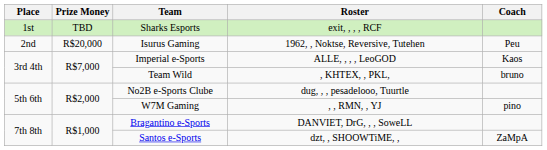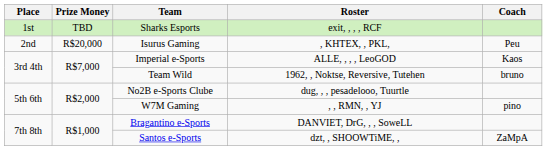(355, 43) 1962, , Noktse, Reversive, Tutehen -> (355, 43) , KHTEX, , PKL,
(355, 75) , KHTEX, , PKL, -> (355, 75) 1962, , Noktse, Reversive, Tutehen
